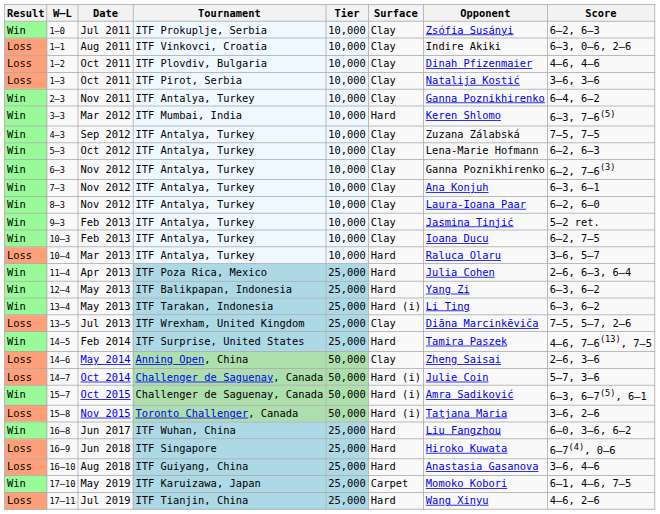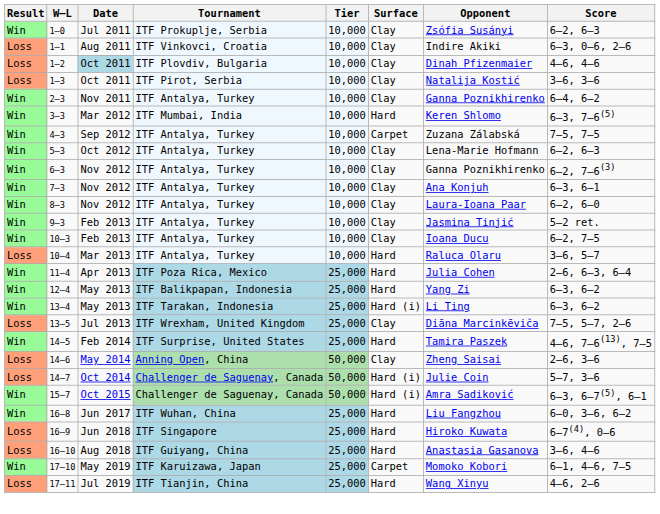(105, 64) no background -> (105, 64) lightblue background
(383, 134) Clay -> (390, 134) Carpet
- row: (60, 414)
